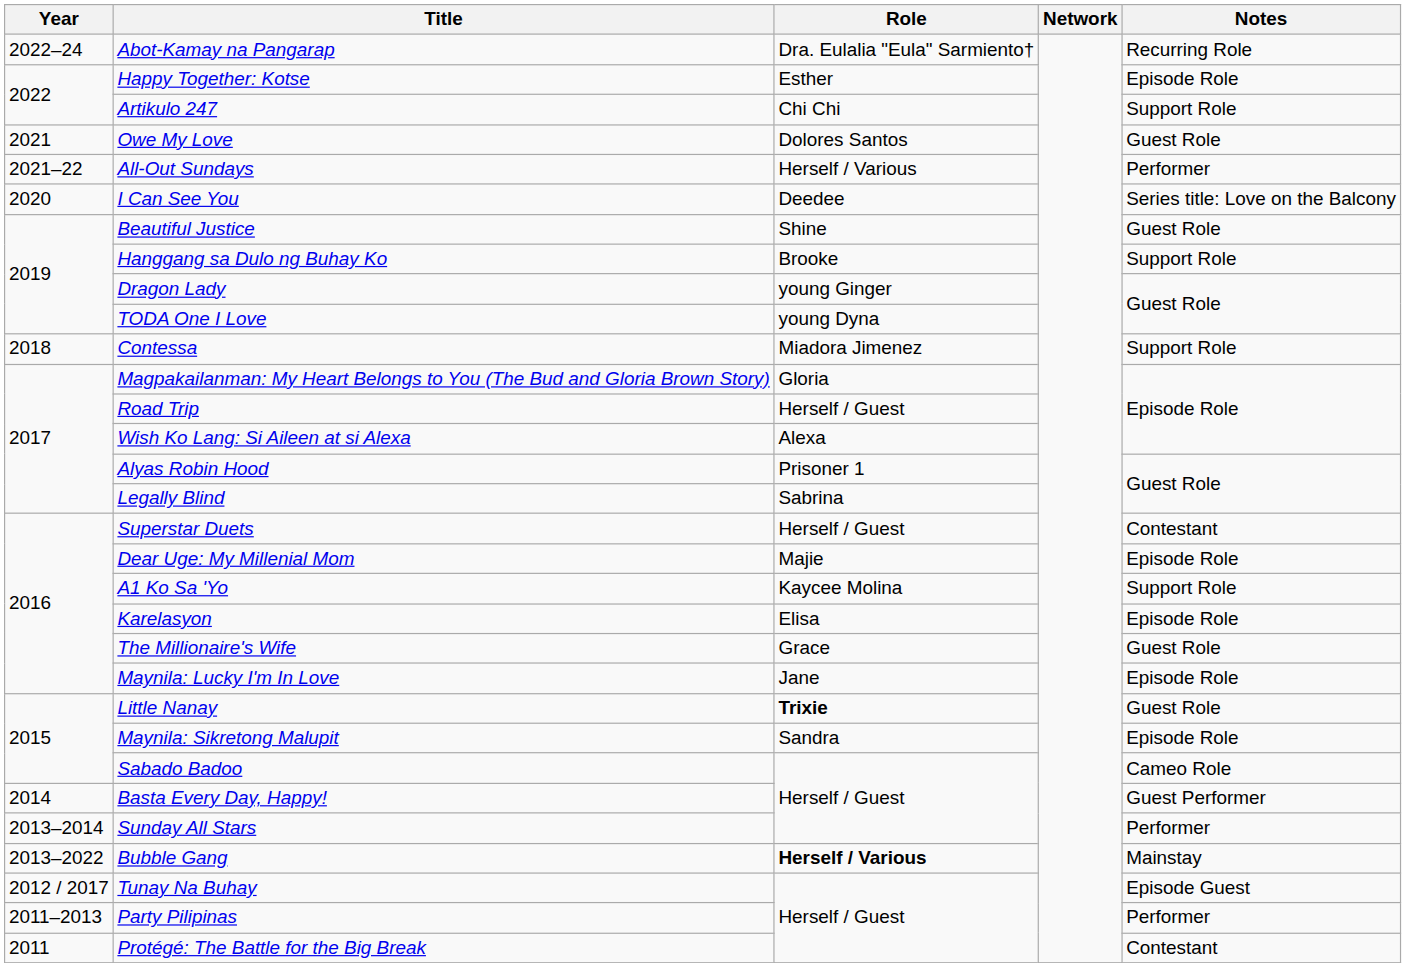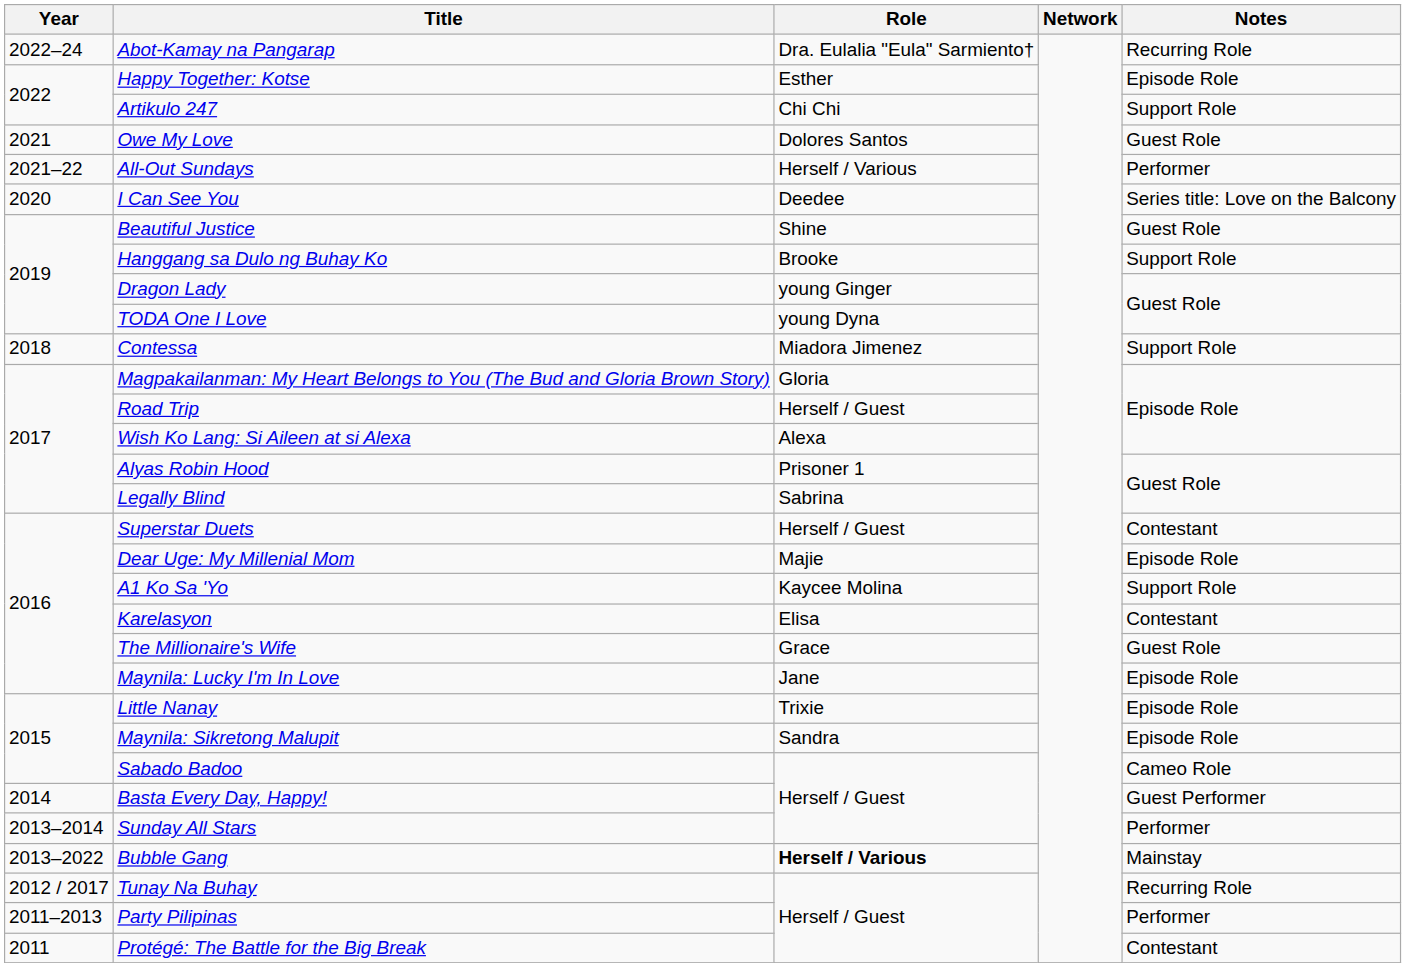(1182, 618) Episode Role -> (1172, 618) Contestant
(803, 708) bold -> (801, 708) normal
(1173, 708) Guest Role -> (1182, 708) Episode Role
(1188, 887) Episode Guest -> (1189, 887) Recurring Role
